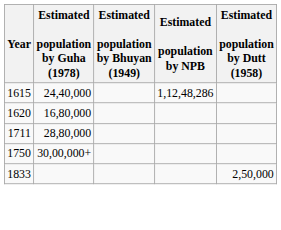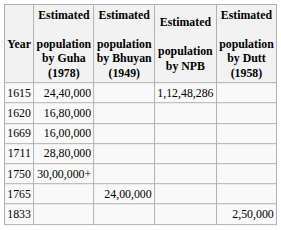+ row: (19, 133)
+ row: (19, 193)
